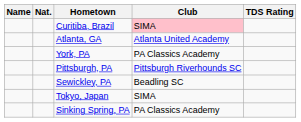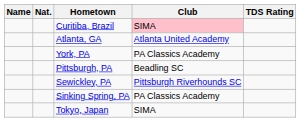(188, 68) Pittsburgh Riverhounds SC -> (159, 68) Beadling SC
(159, 82) Beadling SC -> (188, 82) Pittsburgh Riverhounds SC
rows swapped: (82, 96) <-> (93, 110)
